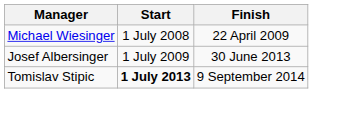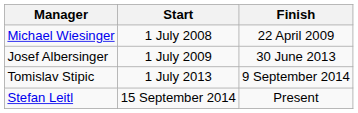(156, 77) bold -> (178, 77) normal
+ row: (40, 98)
